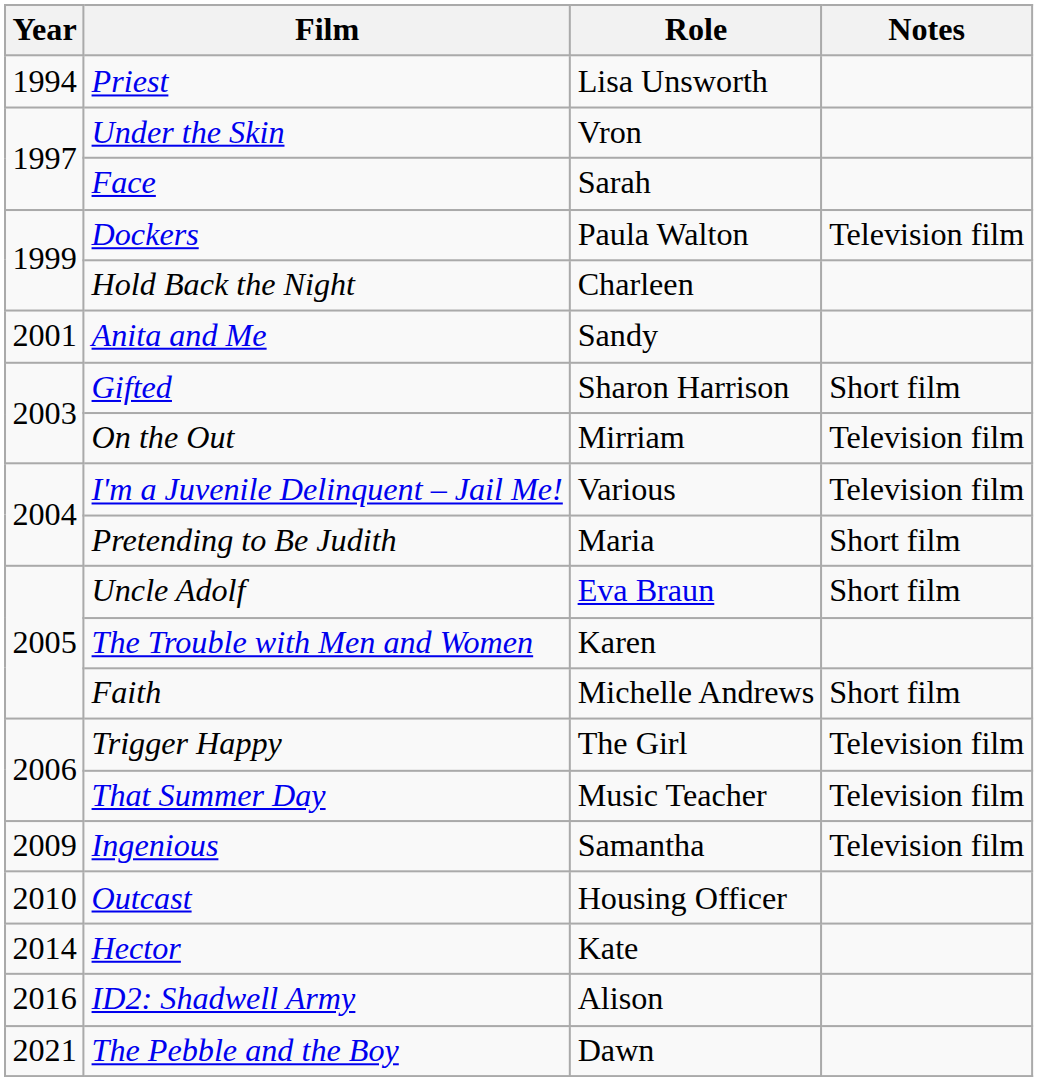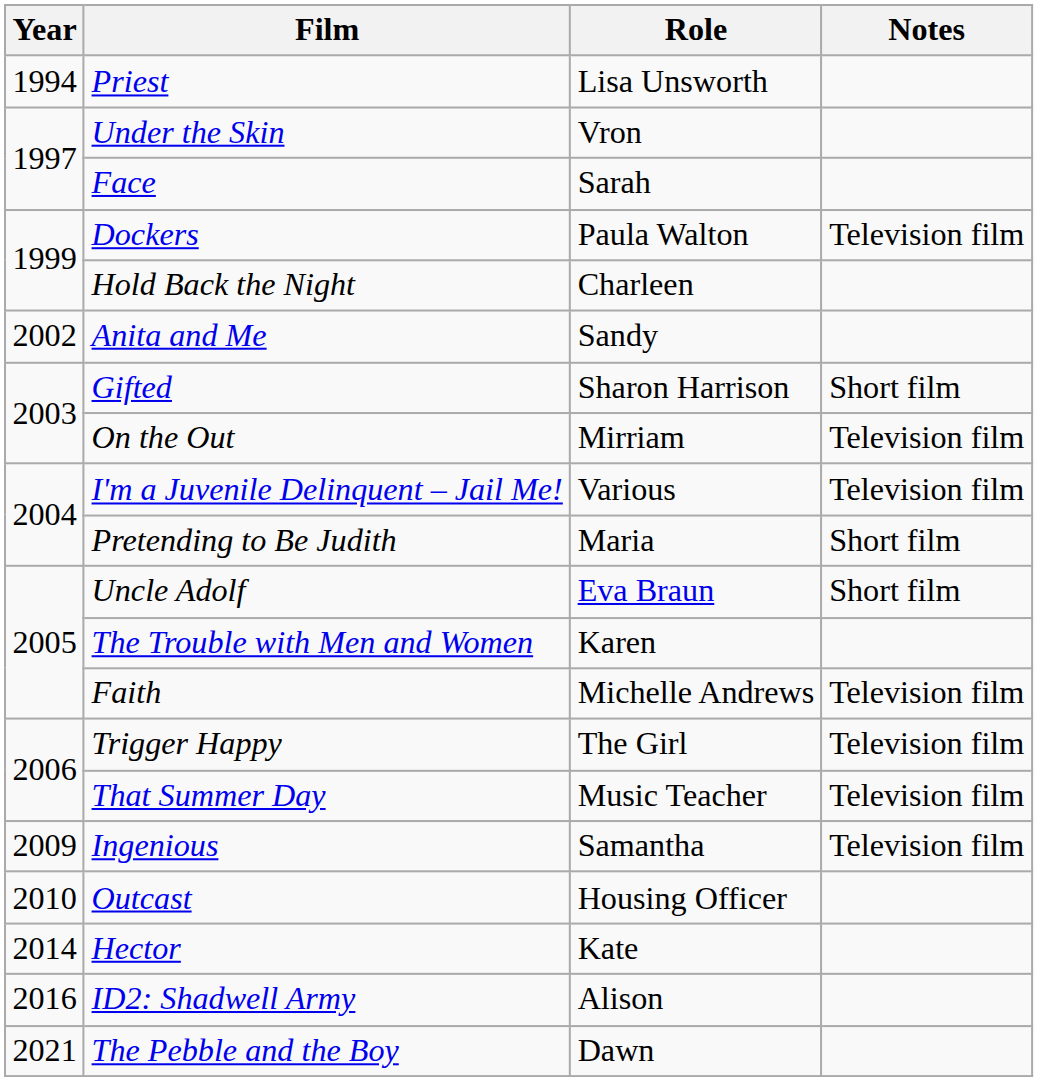(45, 336) 2001 -> (45, 336) 2002
(895, 693) Short film -> (927, 693) Television film
